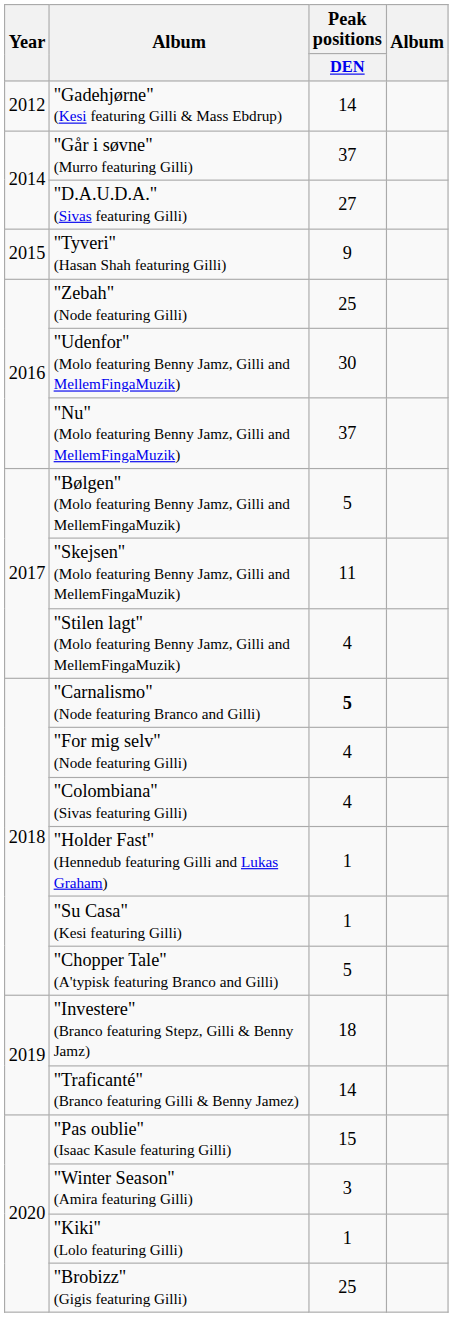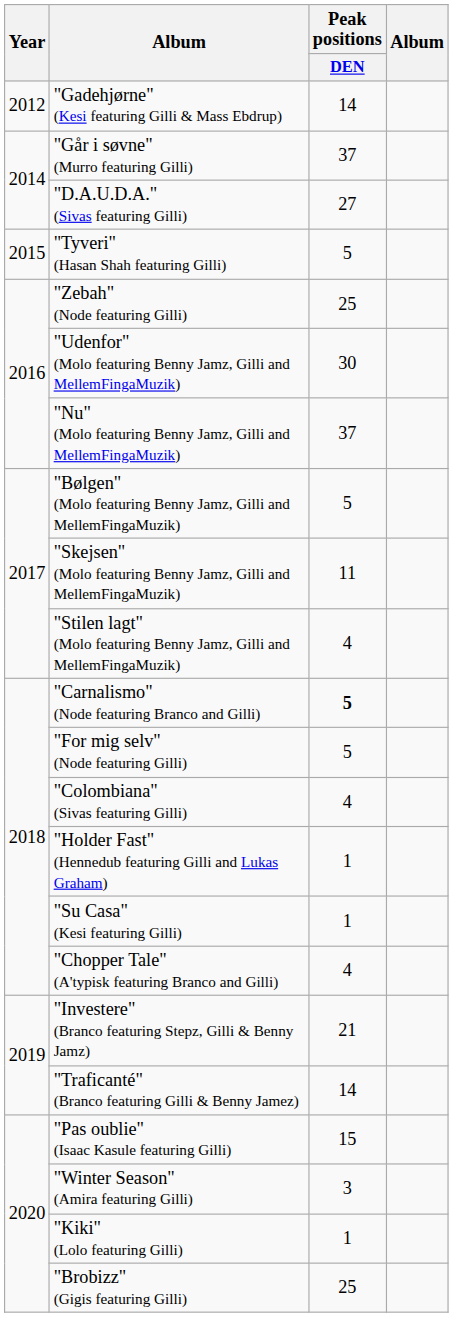(347, 254) 9 -> (347, 254) 5
(347, 752) 4 -> (347, 752) 5
(347, 970) 5 -> (347, 970) 4
(347, 1030) 18 -> (347, 1030) 21
